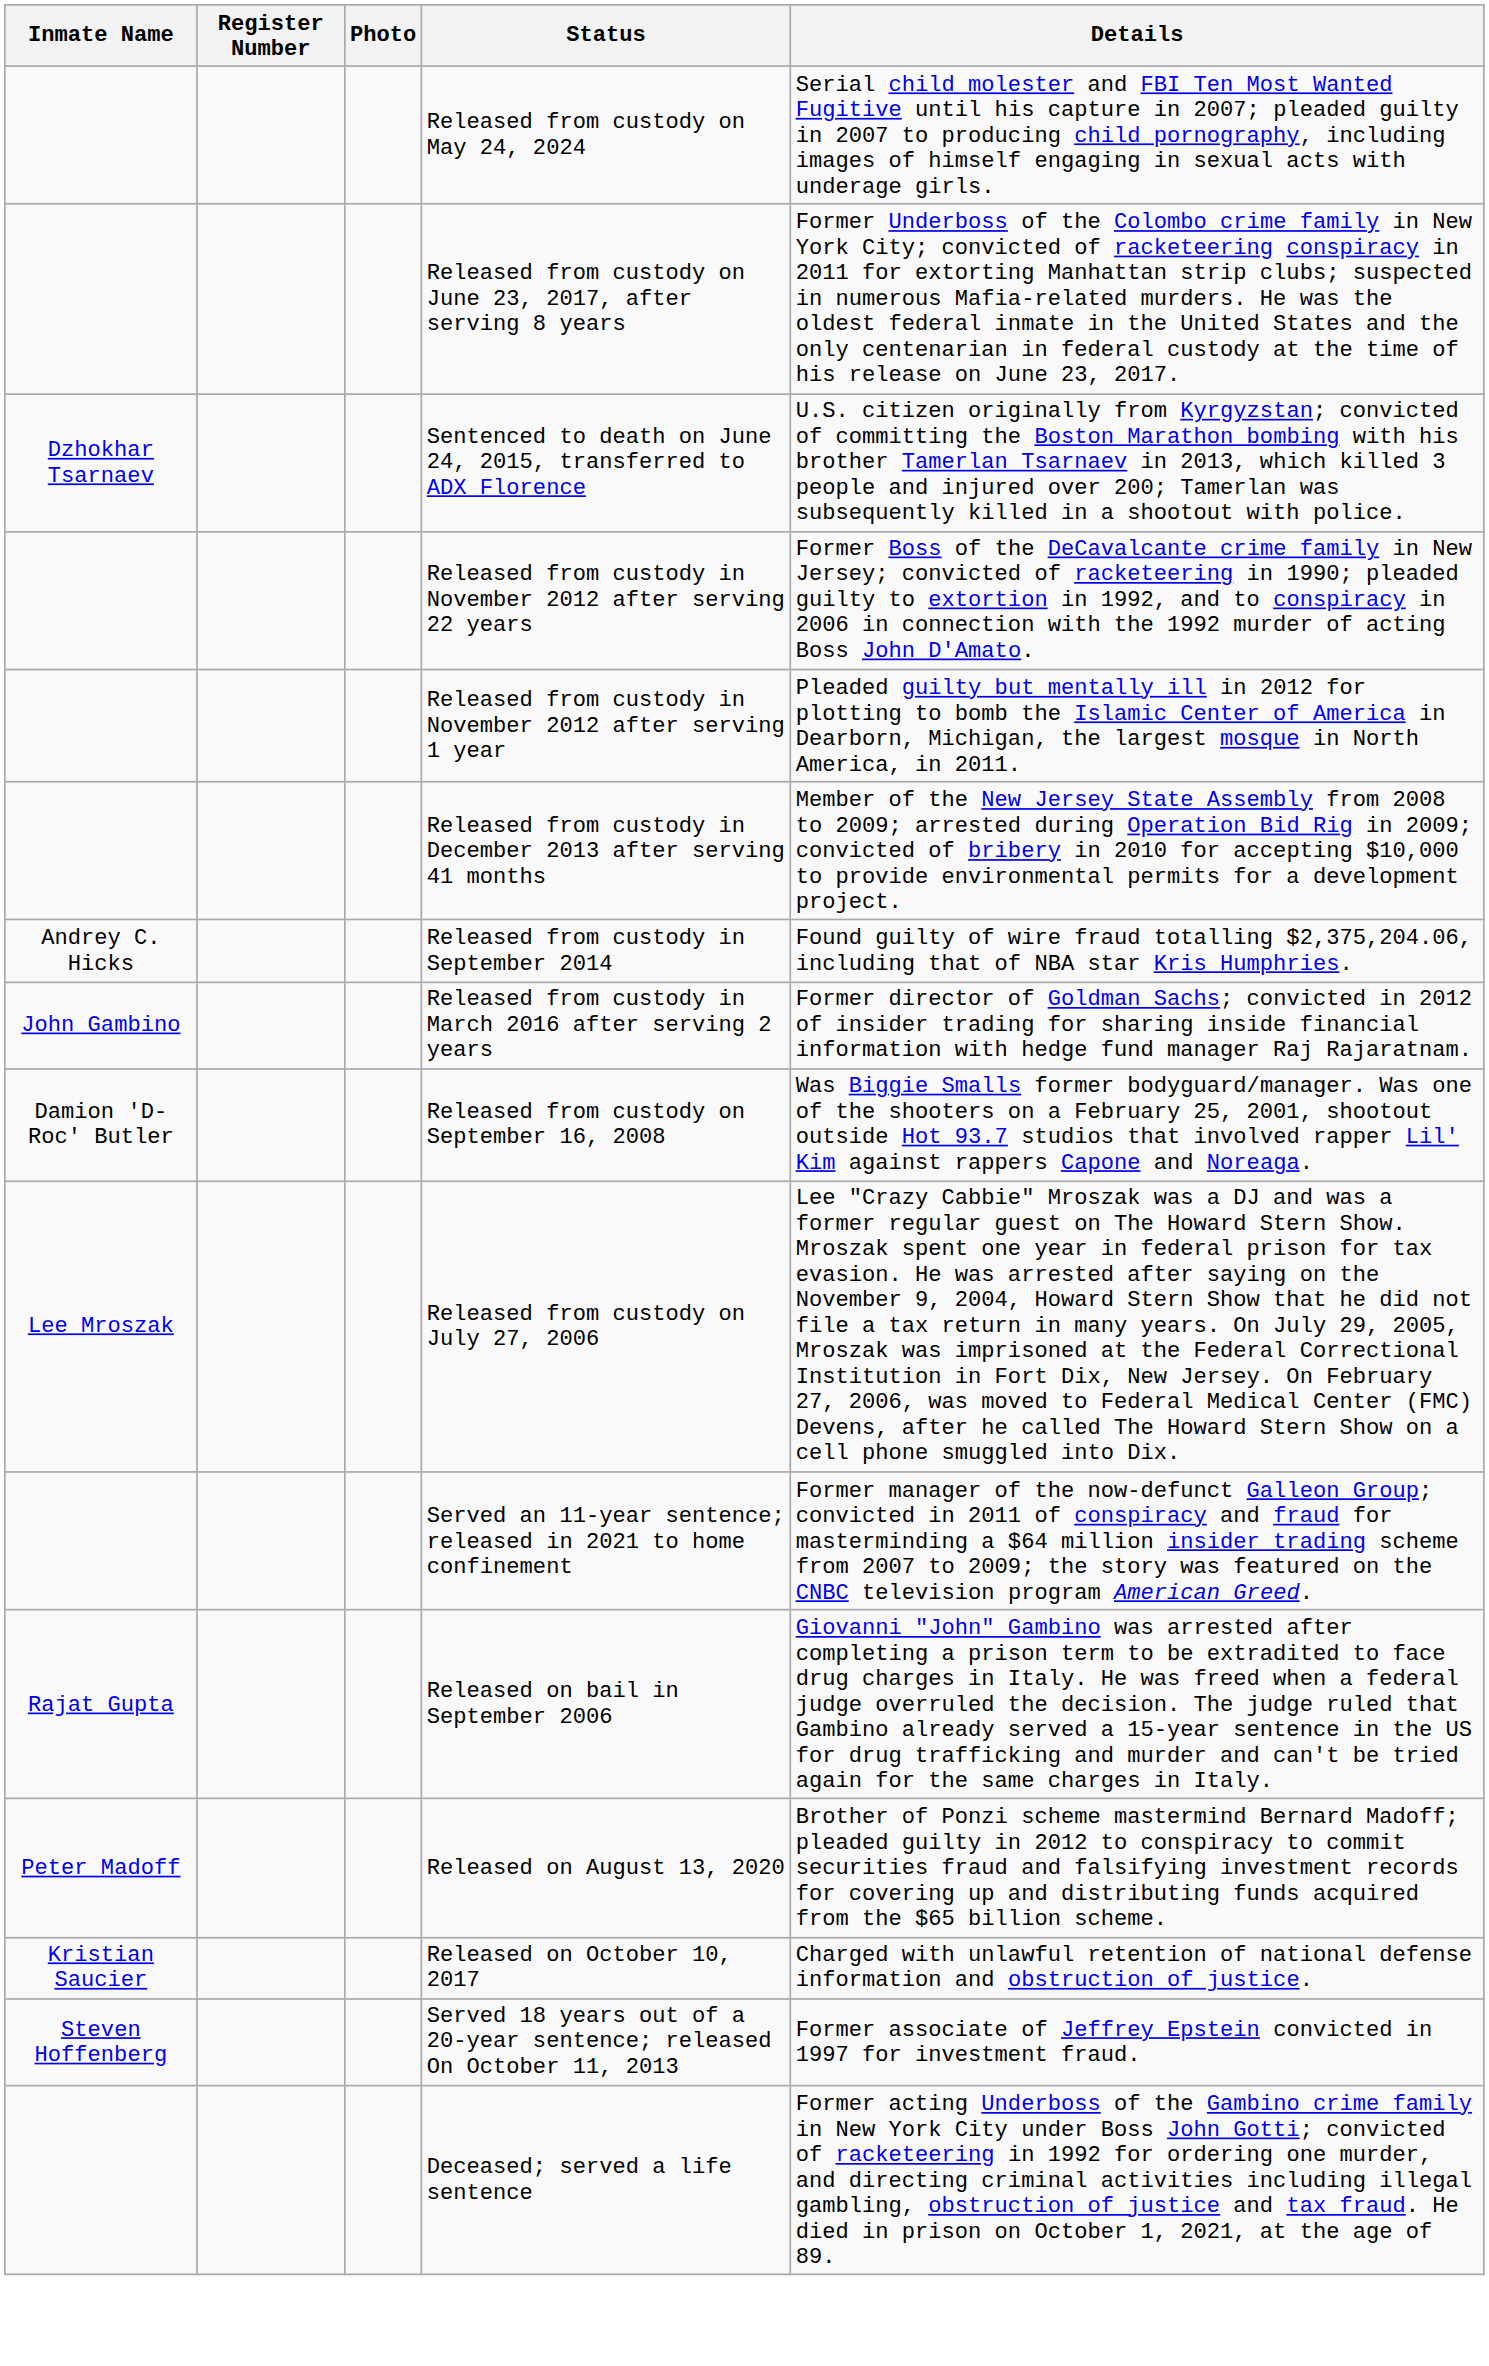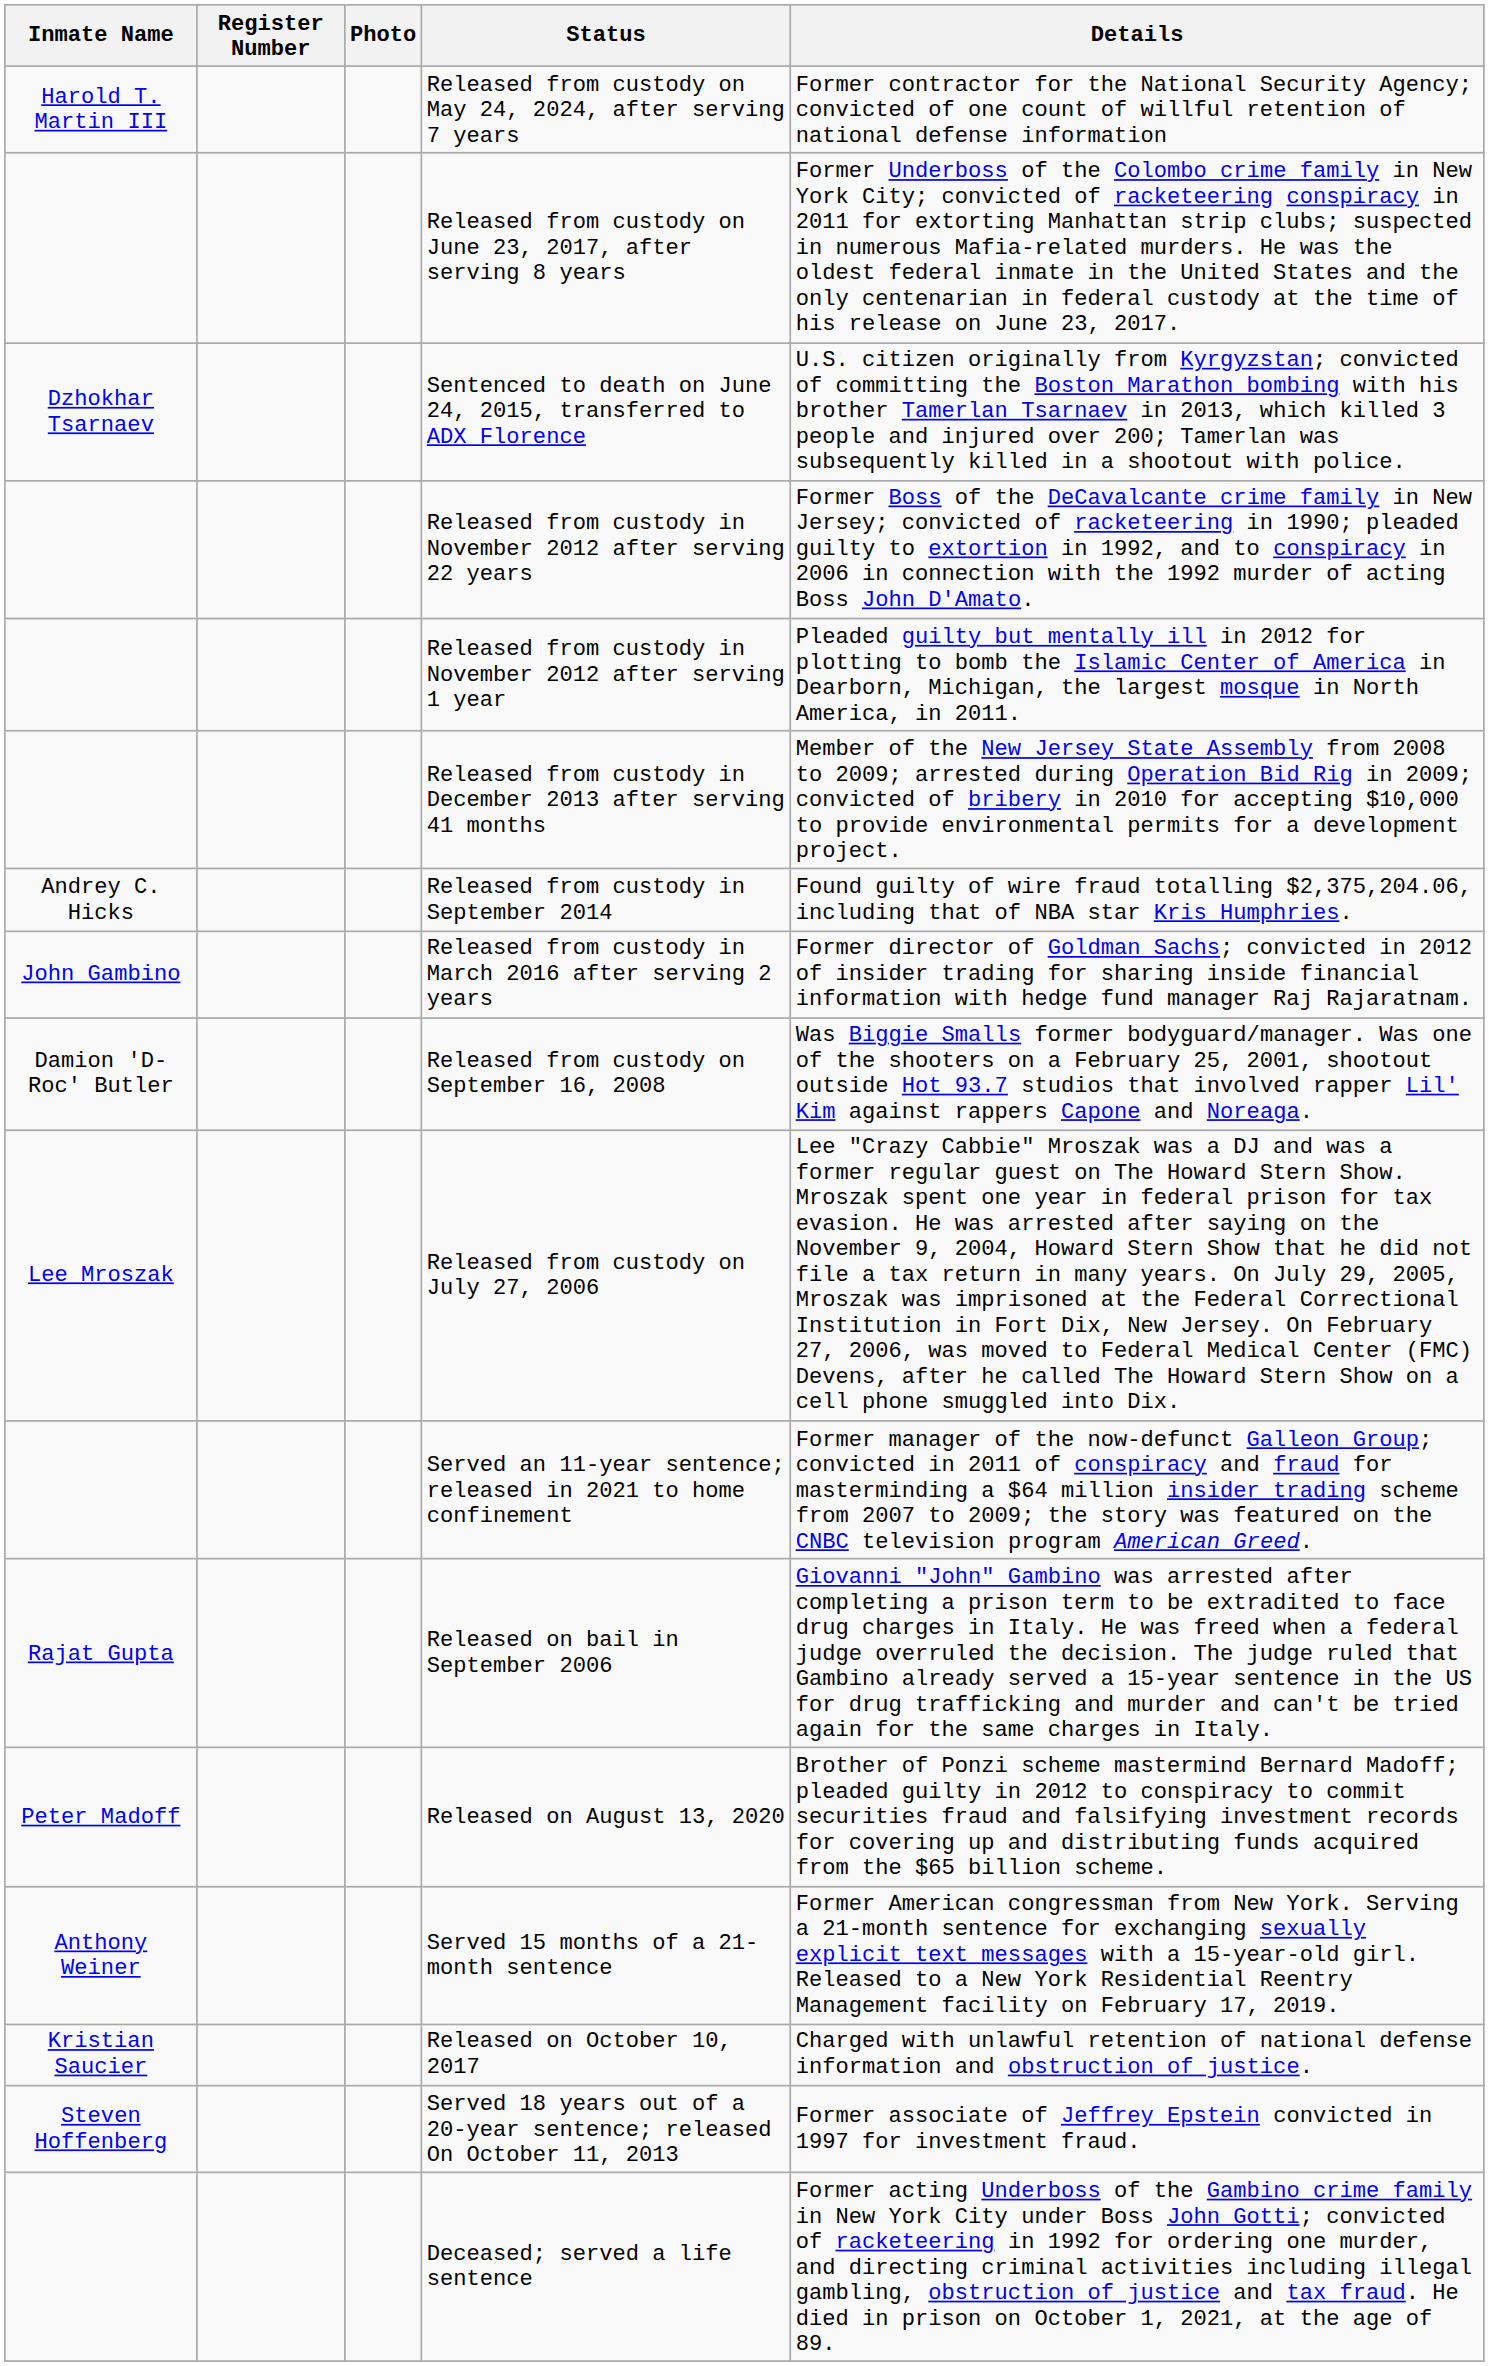+ row: (606, 110)
- row: (586, 135)
+ row: (593, 1955)
